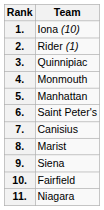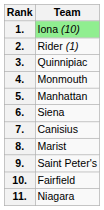(59, 29) no background -> (59, 29) lightgreen background
(67, 113) Saint Peter's -> (51, 113) Siena
(51, 163) Siena -> (67, 163) Saint Peter's
